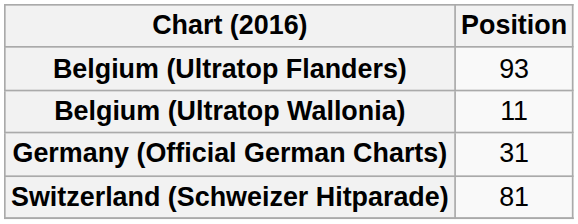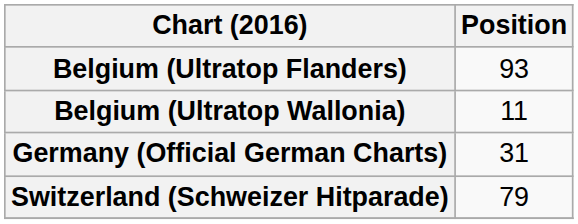(514, 196) 81 -> (514, 196) 79
